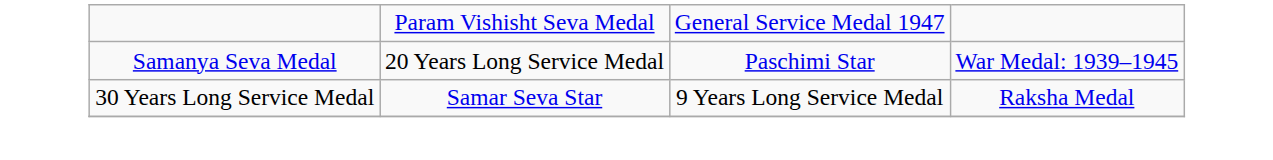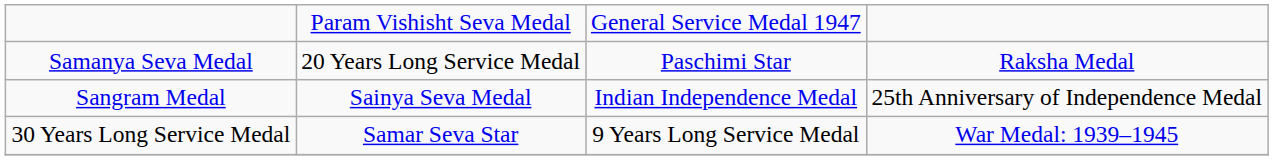(1067, 60) War Medal: 1939–1945 -> (1067, 60) Raksha Medal
+ row: (151, 97)
(1067, 97) Raksha Medal -> (1067, 135) War Medal: 1939–1945
